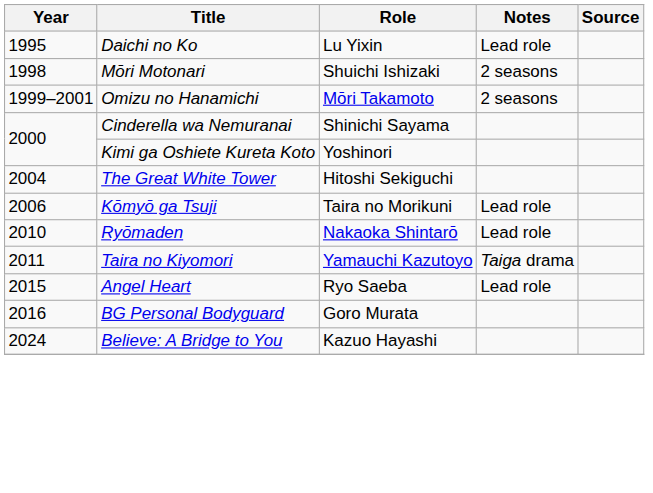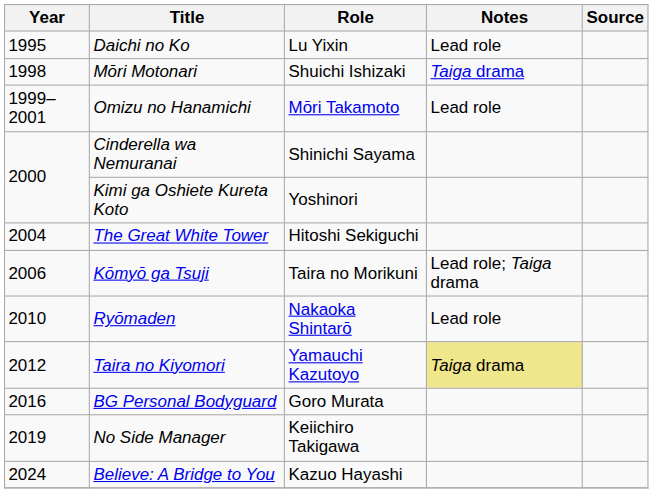(519, 71) 2 seasons -> (477, 71) Taiga drama
(519, 98) 2 seasons -> (466, 108) Lead role
(516, 206) Lead role -> (491, 273) Lead role; Taiga drama
(27, 260) 2011 -> (27, 364) 2012
(527, 260) no background -> (477, 364) khaki background
- row: (146, 286)
+ row: (159, 437)
